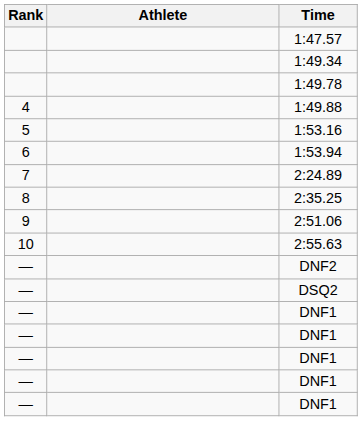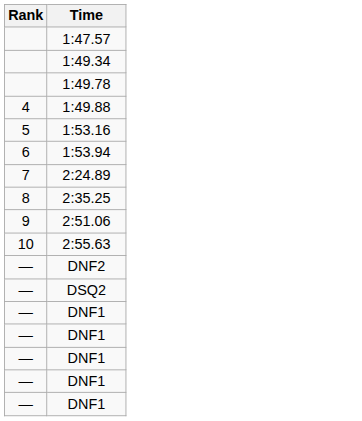- column: (163, 15)
